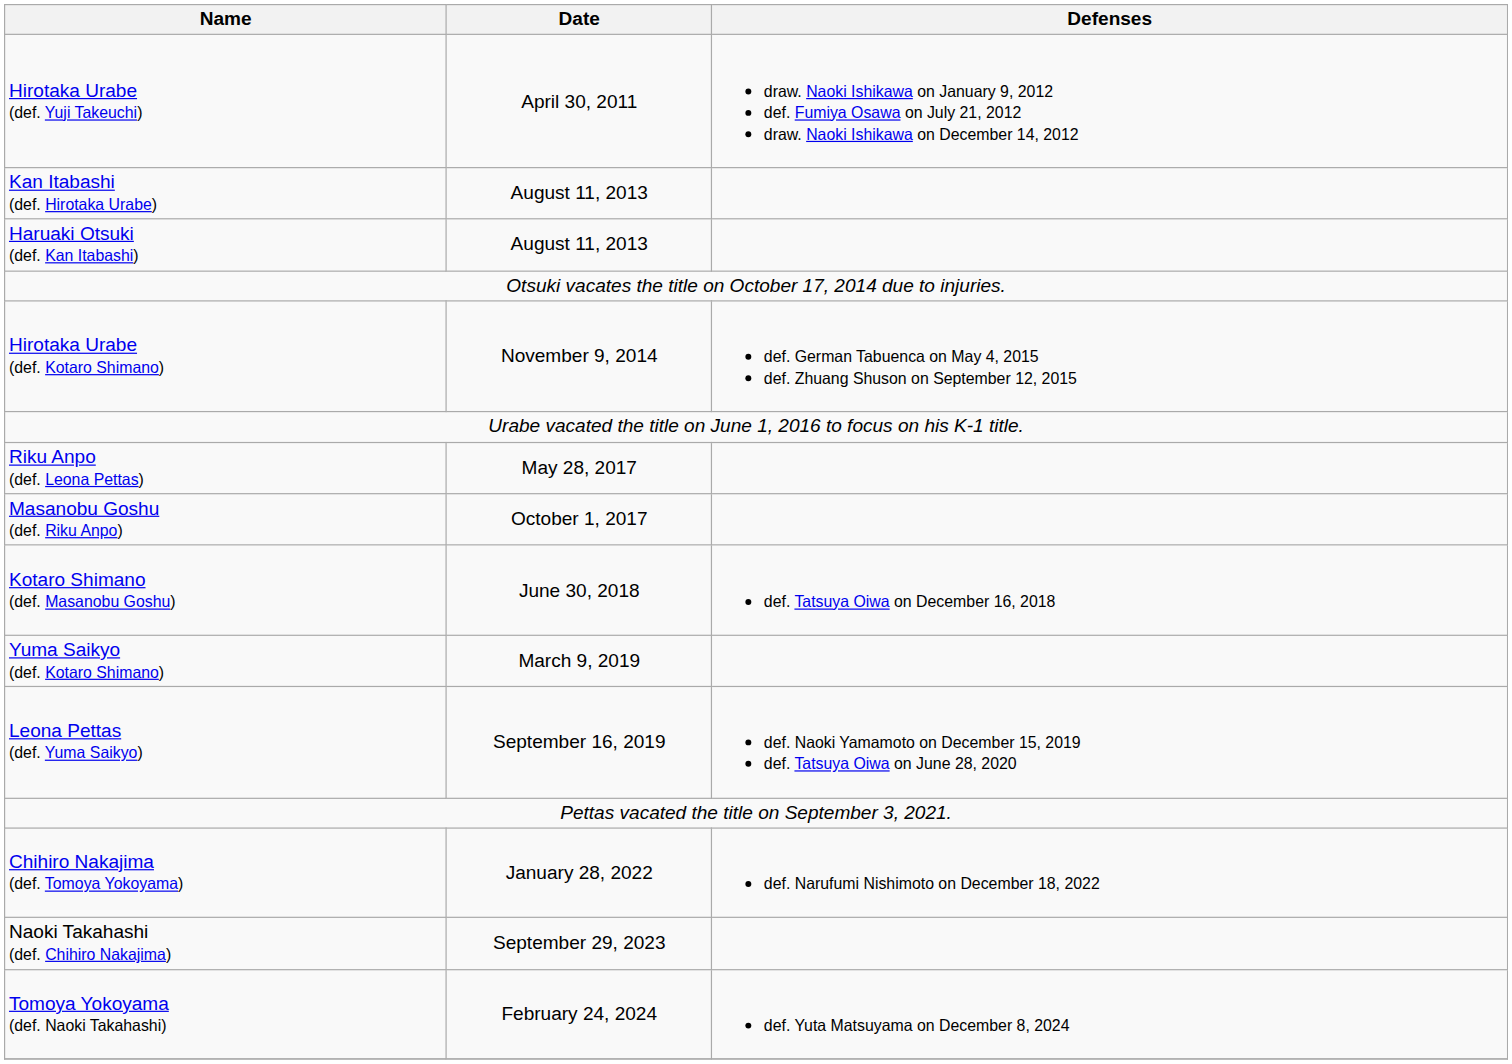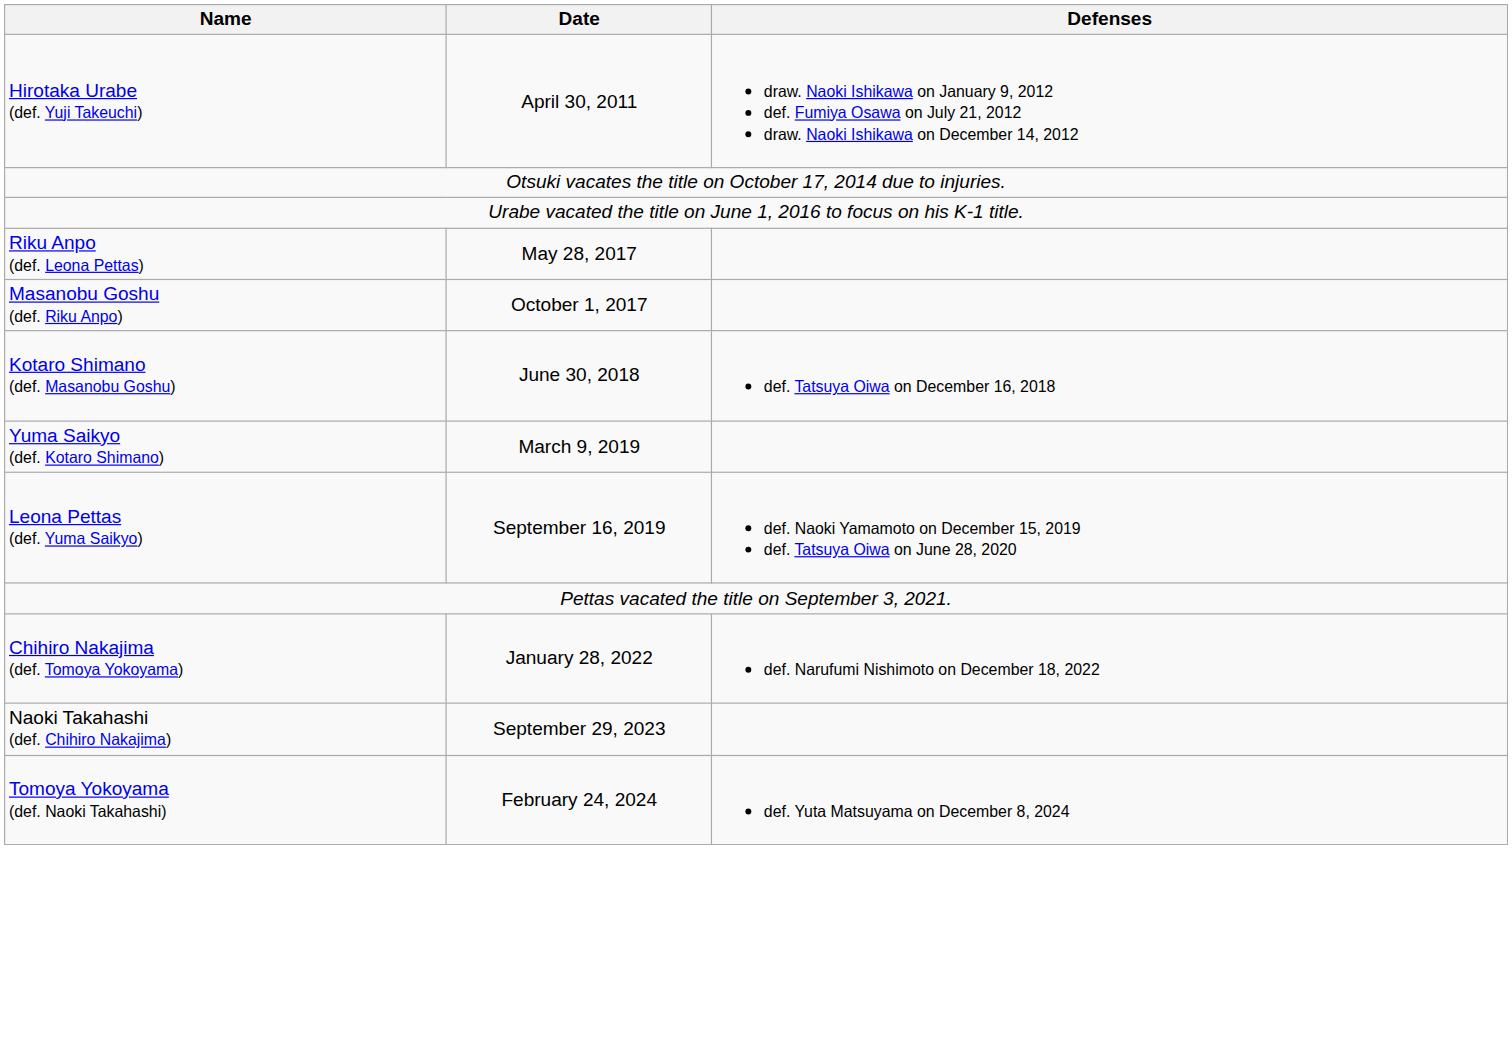- row: (83, 193)
- row: (74, 244)
- row: (87, 356)
